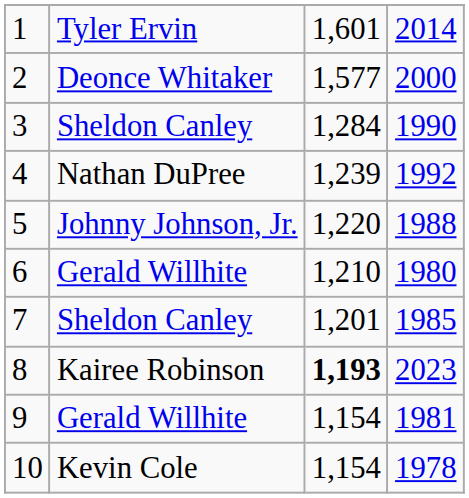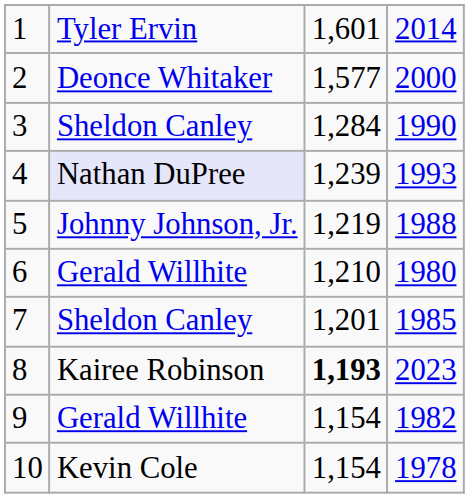(151, 175) no background -> (151, 175) lavender background
(426, 175) 1992 -> (426, 175) 1993
(346, 223) 1,220 -> (346, 223) 1,219
(426, 418) 1981 -> (426, 418) 1982
